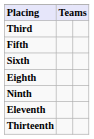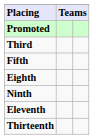+ row: (28, 28)
- row: (18, 61)
